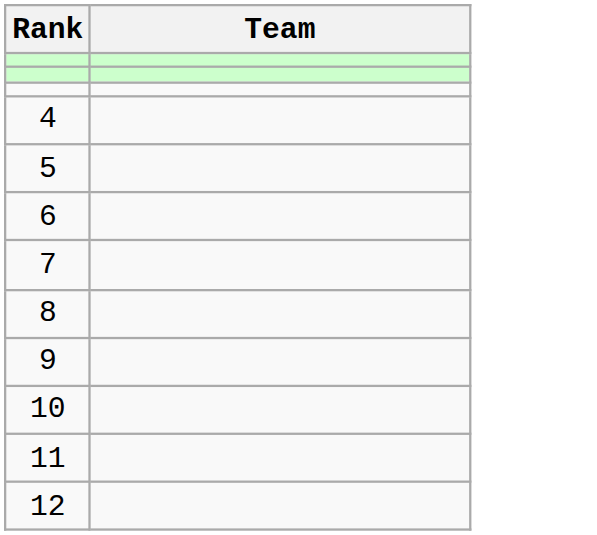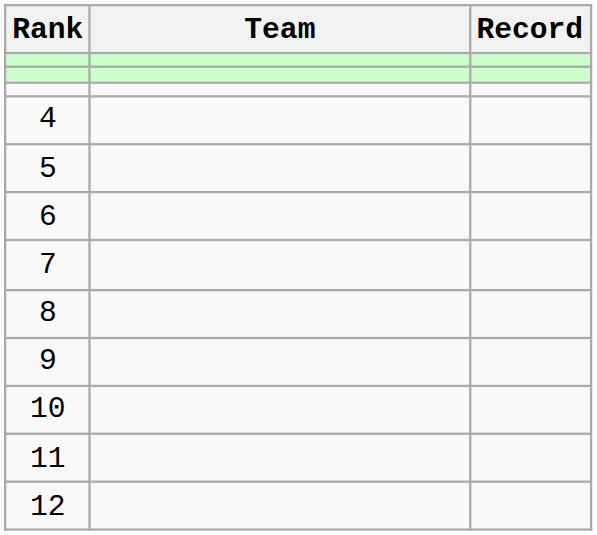+ column: (530, 29)
